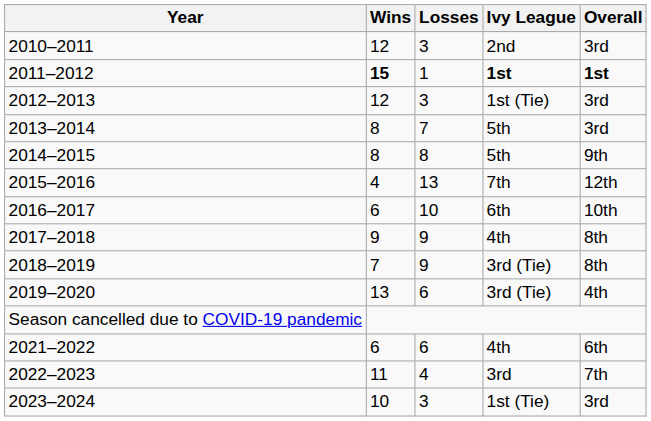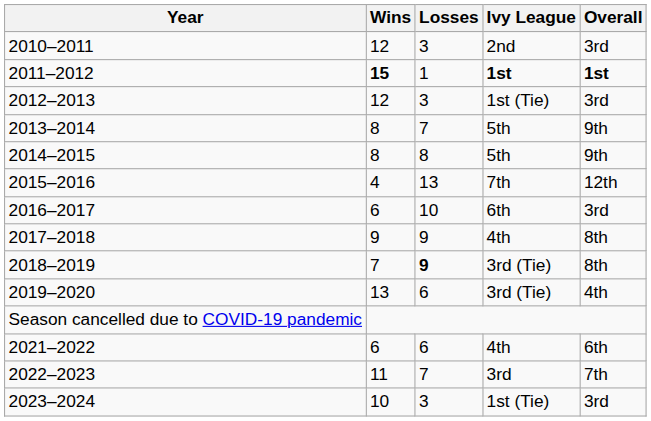(596, 127) 3rd -> (596, 127) 9th
(601, 210) 10th -> (596, 210) 3rd
(424, 264) normal -> (424, 264) bold
(424, 374) 4 -> (424, 374) 7
